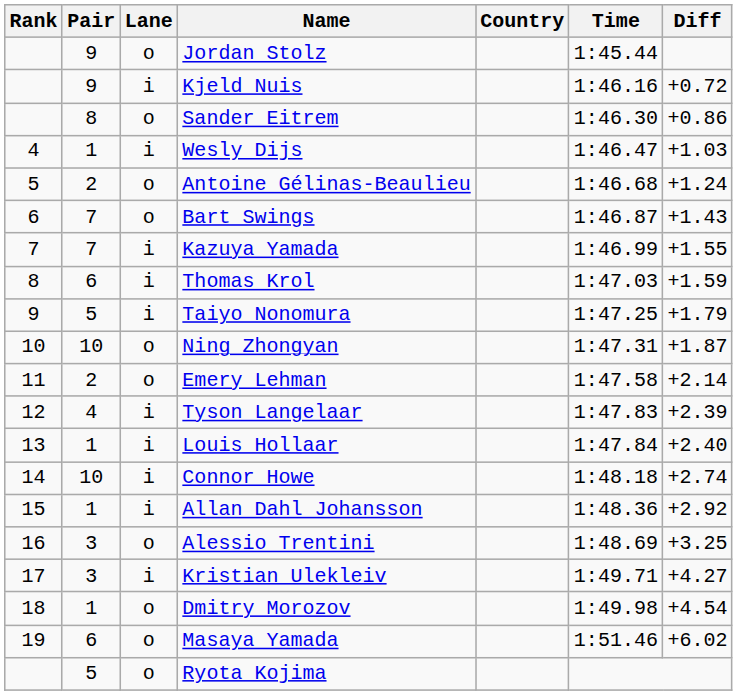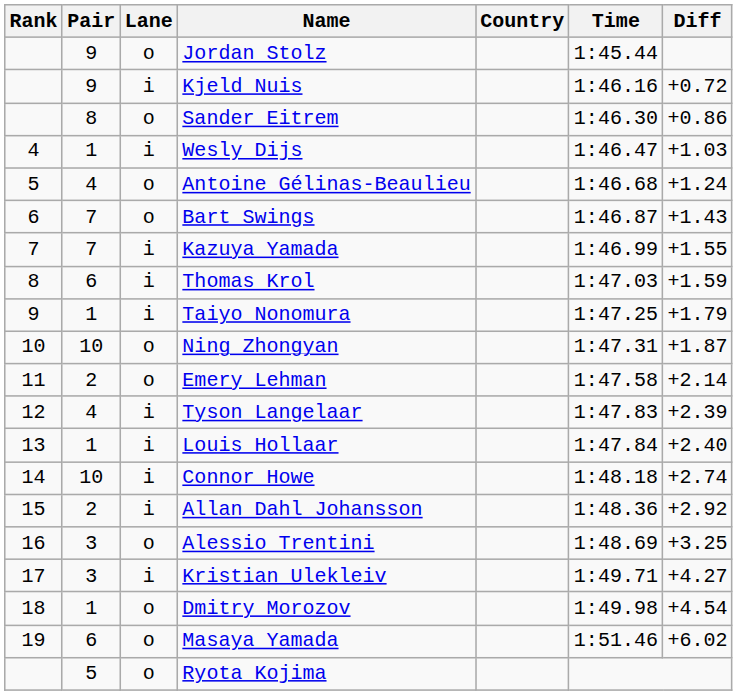(91, 184) 2 -> (91, 184) 4
(91, 315) 5 -> (91, 315) 1
(91, 511) 1 -> (91, 511) 2
